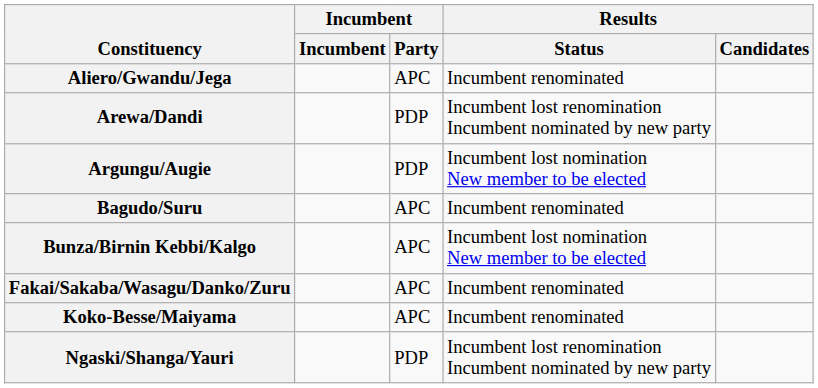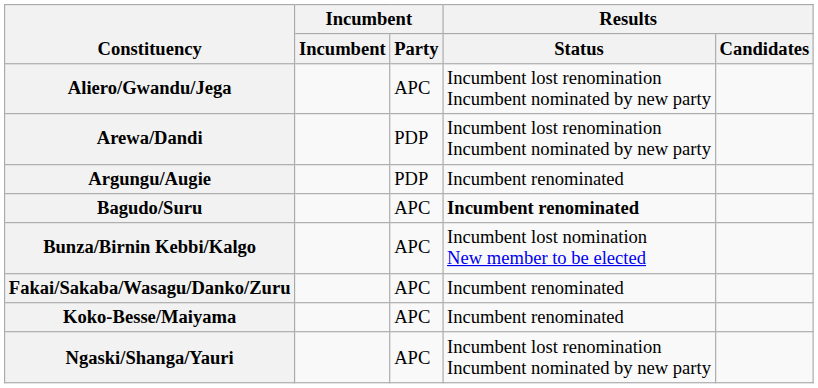(535, 78) Incumbent renominated -> (579, 88) Incumbent lost renomination Incumbent nominated by new party
(547, 168) Incumbent lost nomination New member to be elected -> (535, 178) Incumbent renominated
(535, 208) normal -> (543, 208) bold
(411, 357) PDP -> (412, 357) APC
